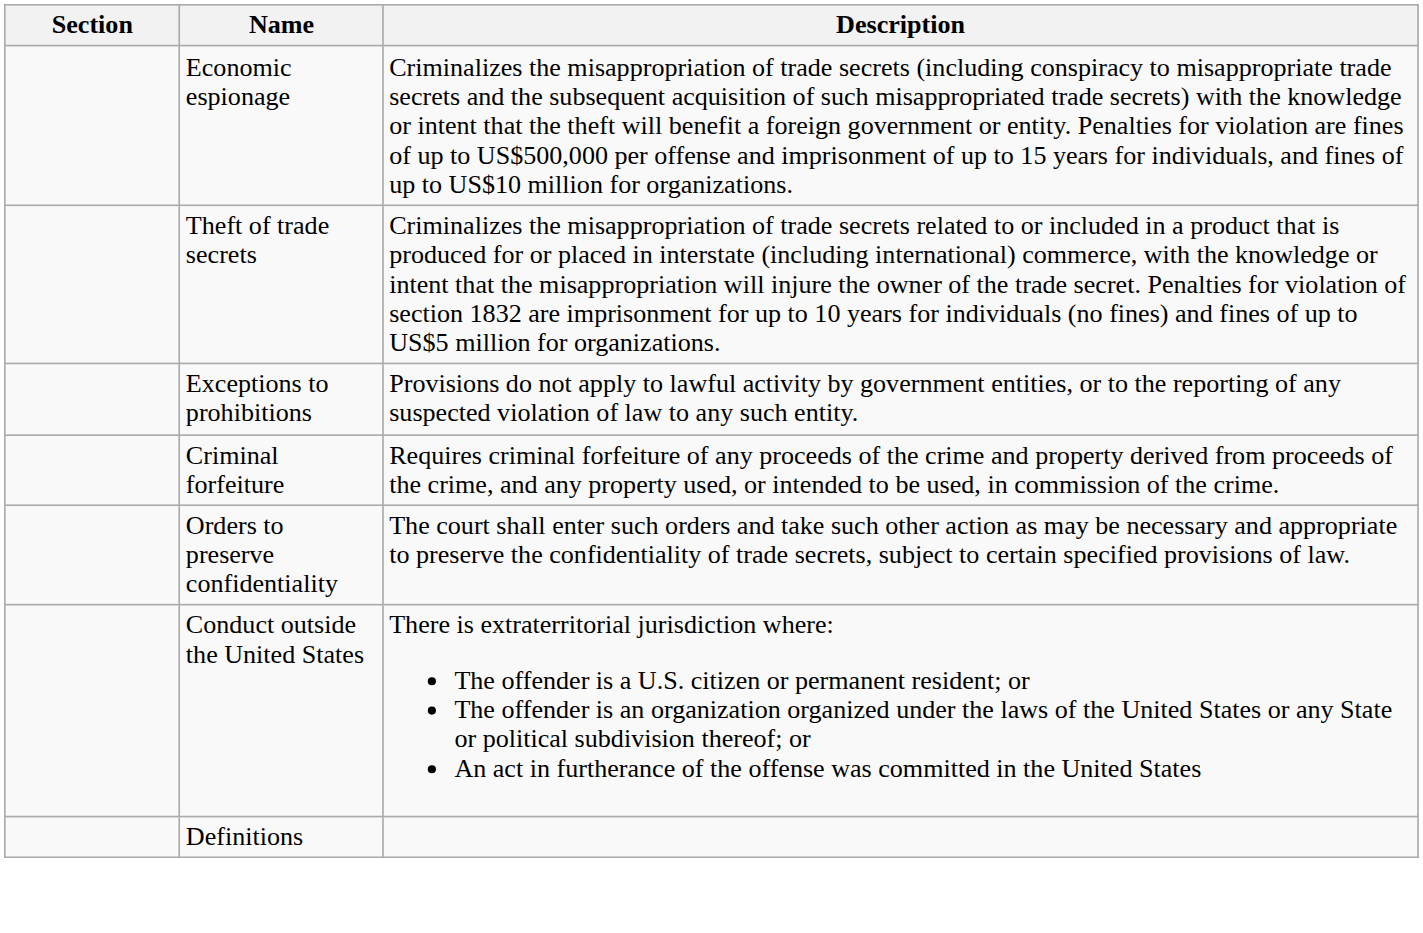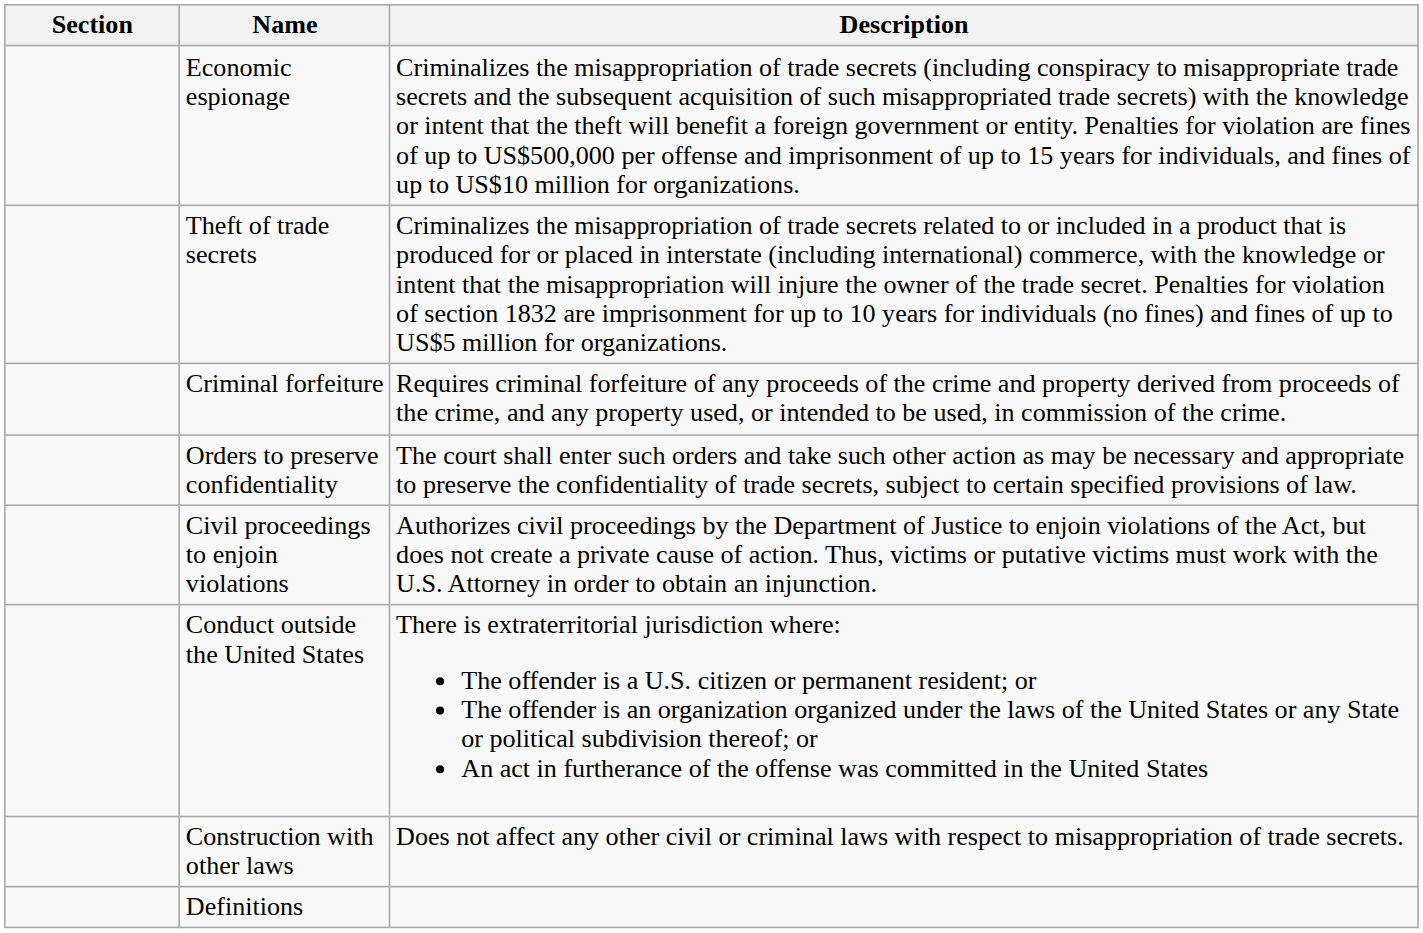- row: (257, 398)
+ row: (278, 554)
+ row: (280, 850)
